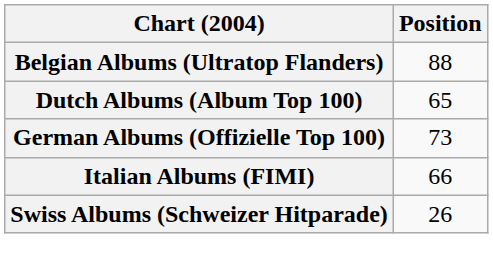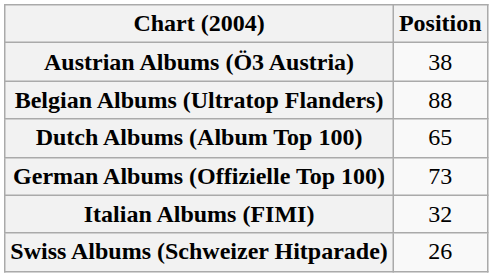+ row: (199, 61)
(440, 175) 66 -> (440, 213) 32
